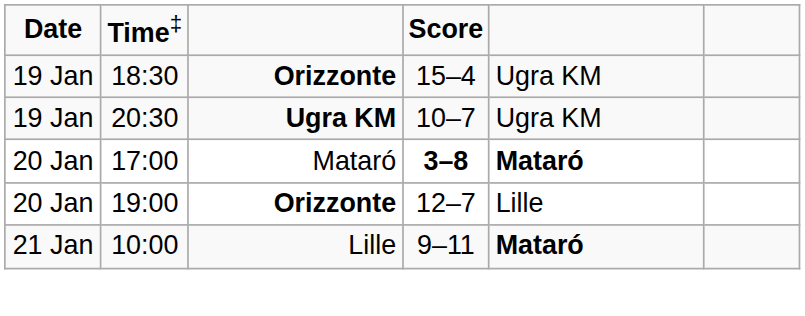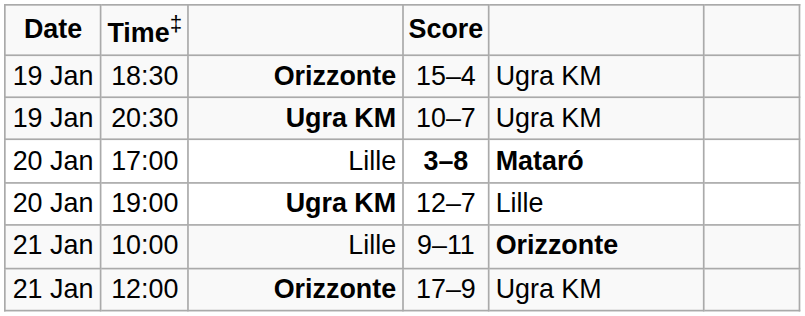(354, 160) Mataró -> (372, 160) Lille
(335, 203) Orizzonte -> (341, 203) Ugra KM
(540, 246) Mataró -> (557, 246) Orizzonte
+ row: (145, 288)
